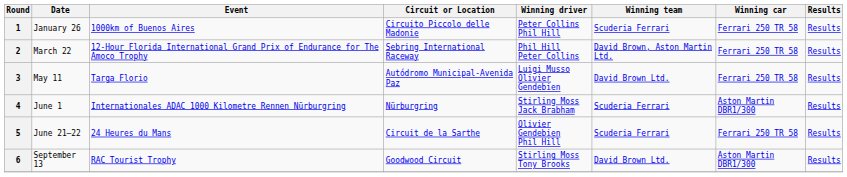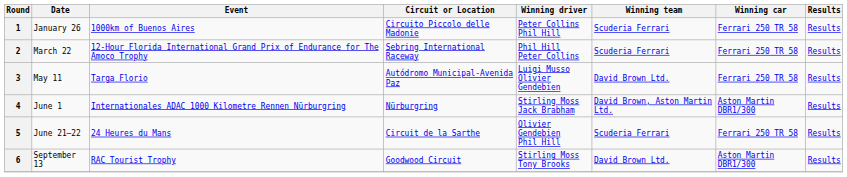(653, 51) David Brown, Aston Martin Ltd. -> (632, 51) Scuderia Ferrari
(632, 105) Scuderia Ferrari -> (653, 105) David Brown, Aston Martin Ltd.
